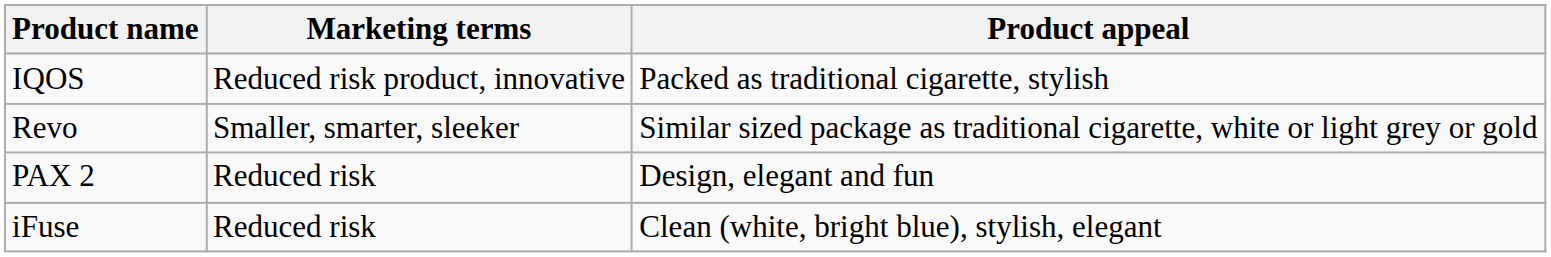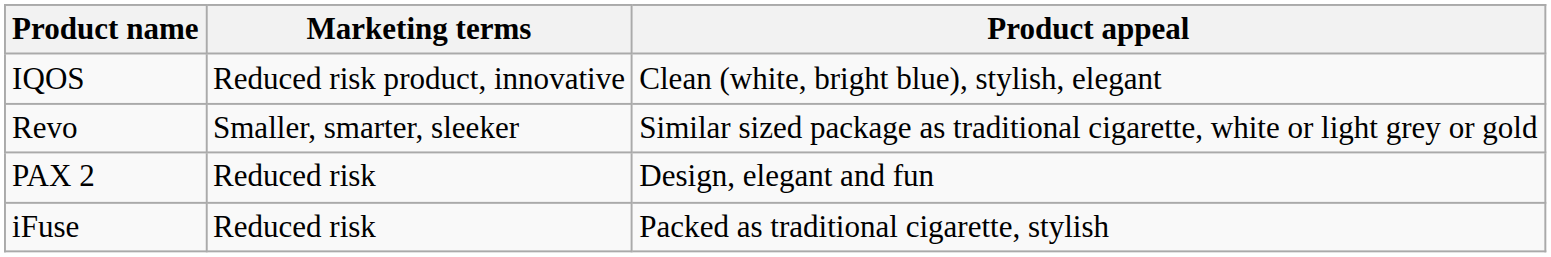(874, 78) Packed as traditional cigarette, stylish -> (900, 78) Clean (white, bright blue), stylish, elegant
(900, 226) Clean (white, bright blue), stylish, elegant -> (874, 226) Packed as traditional cigarette, stylish
